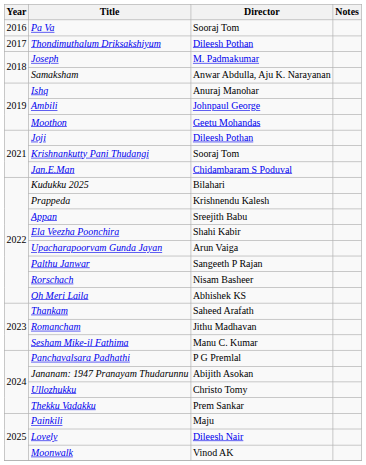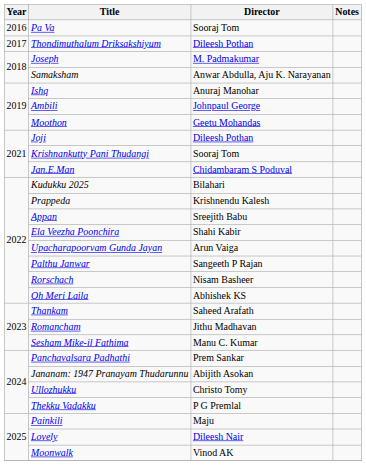(217, 358) P G Premlal -> (218, 358) Prem Sankar
(218, 405) Prem Sankar -> (217, 405) P G Premlal
